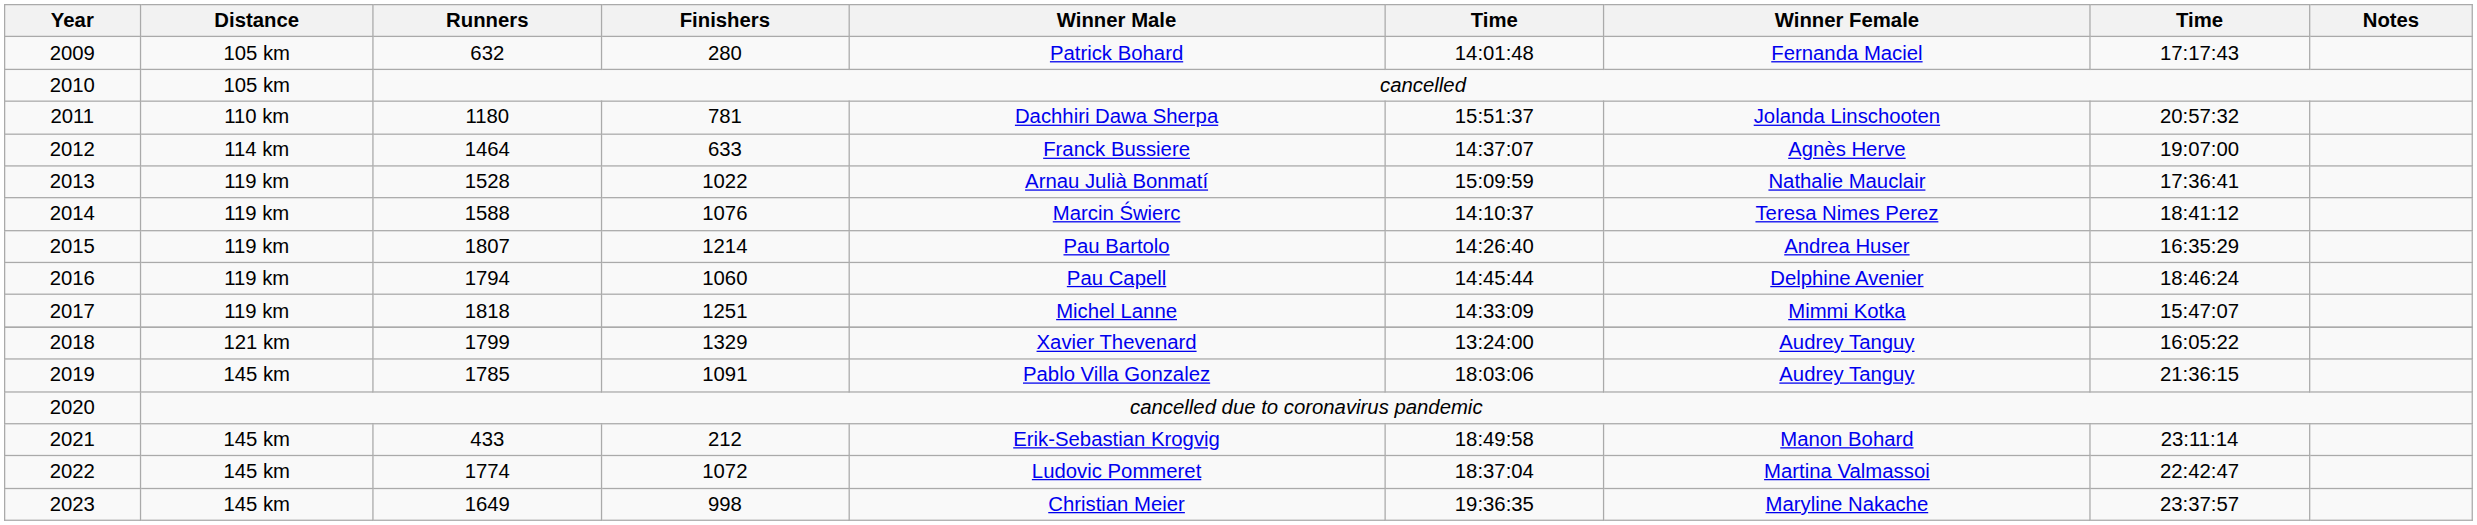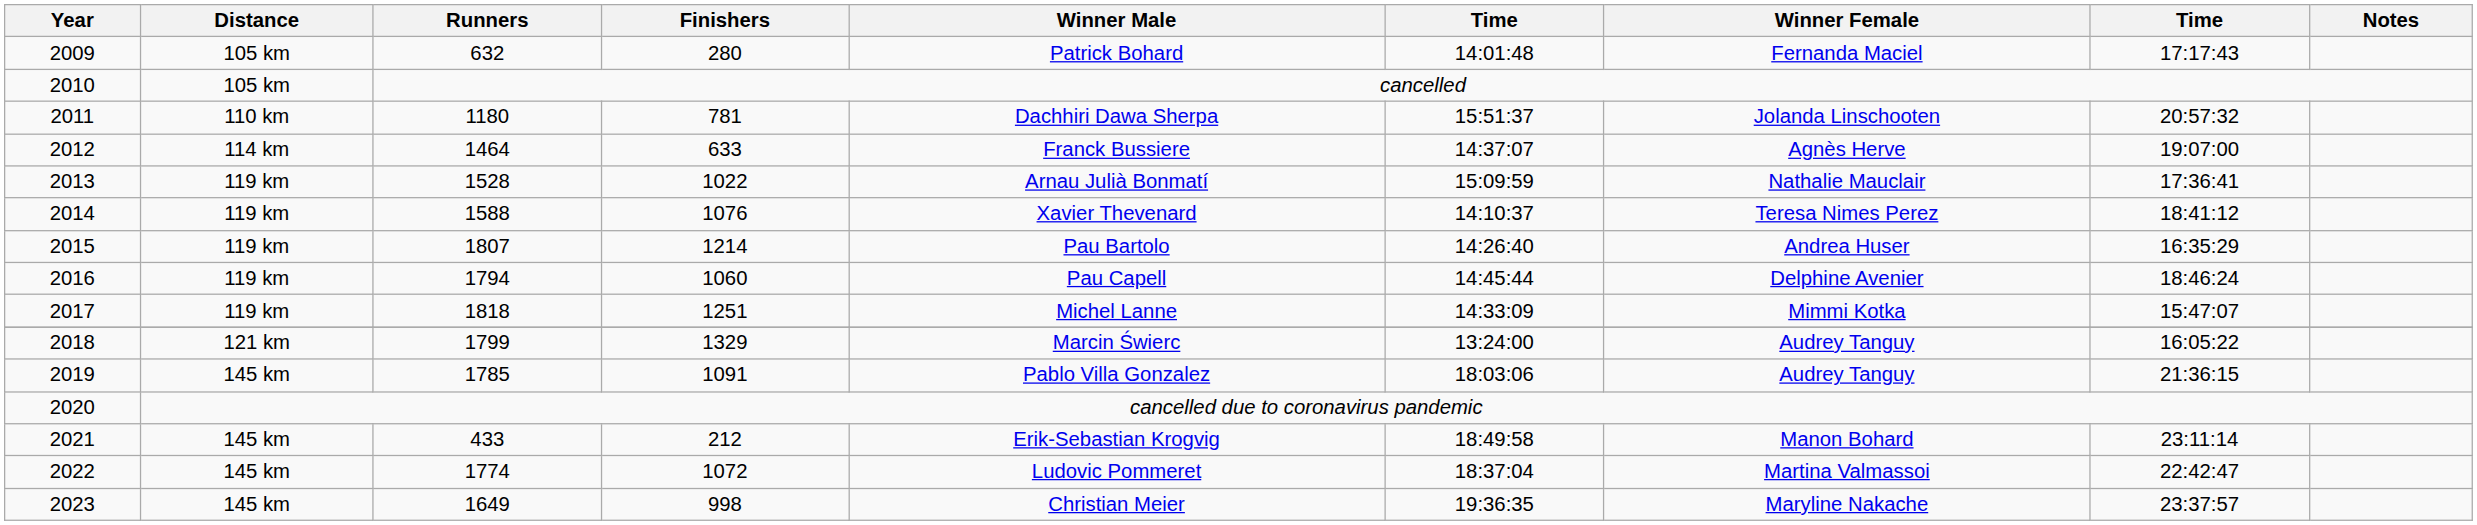(1117, 213) Marcin Świerc -> (1117, 213) Xavier Thevenard
(1117, 342) Xavier Thevenard -> (1117, 342) Marcin Świerc
